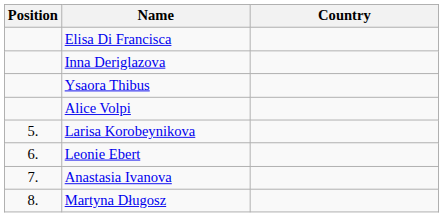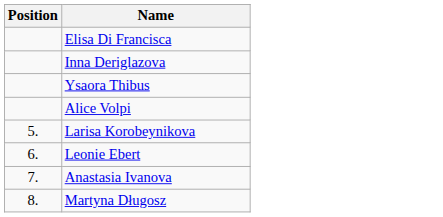- column: (344, 16)
